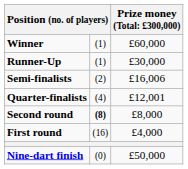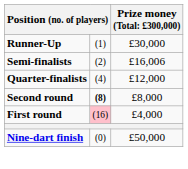- row: (25, 43)
(147, 97) £12,001 -> (147, 79) £12,000
(100, 133) no background -> (100, 115) pink background
